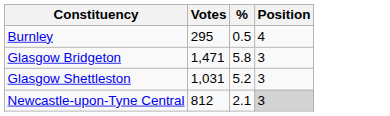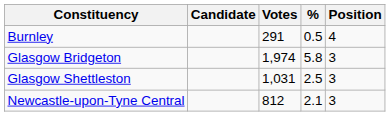+ column: (223, 15)
(202, 36) 295 -> (273, 36) 291
(208, 57) 1,471 -> (279, 57) 1,974
(242, 79) 5.2 -> (313, 79) 2.5
(261, 100) lightgrey background -> (332, 100) no background
